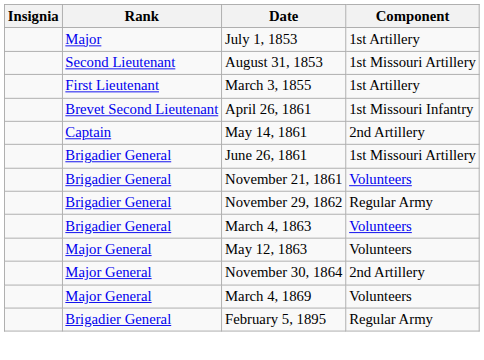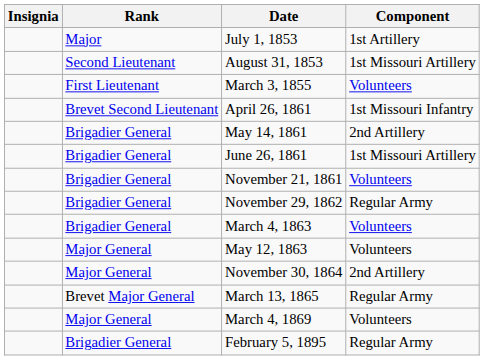(385, 86) 1st Artillery -> (380, 86) Volunteers
(88, 132) Captain -> (118, 132) Brigadier General
+ row: (272, 296)
